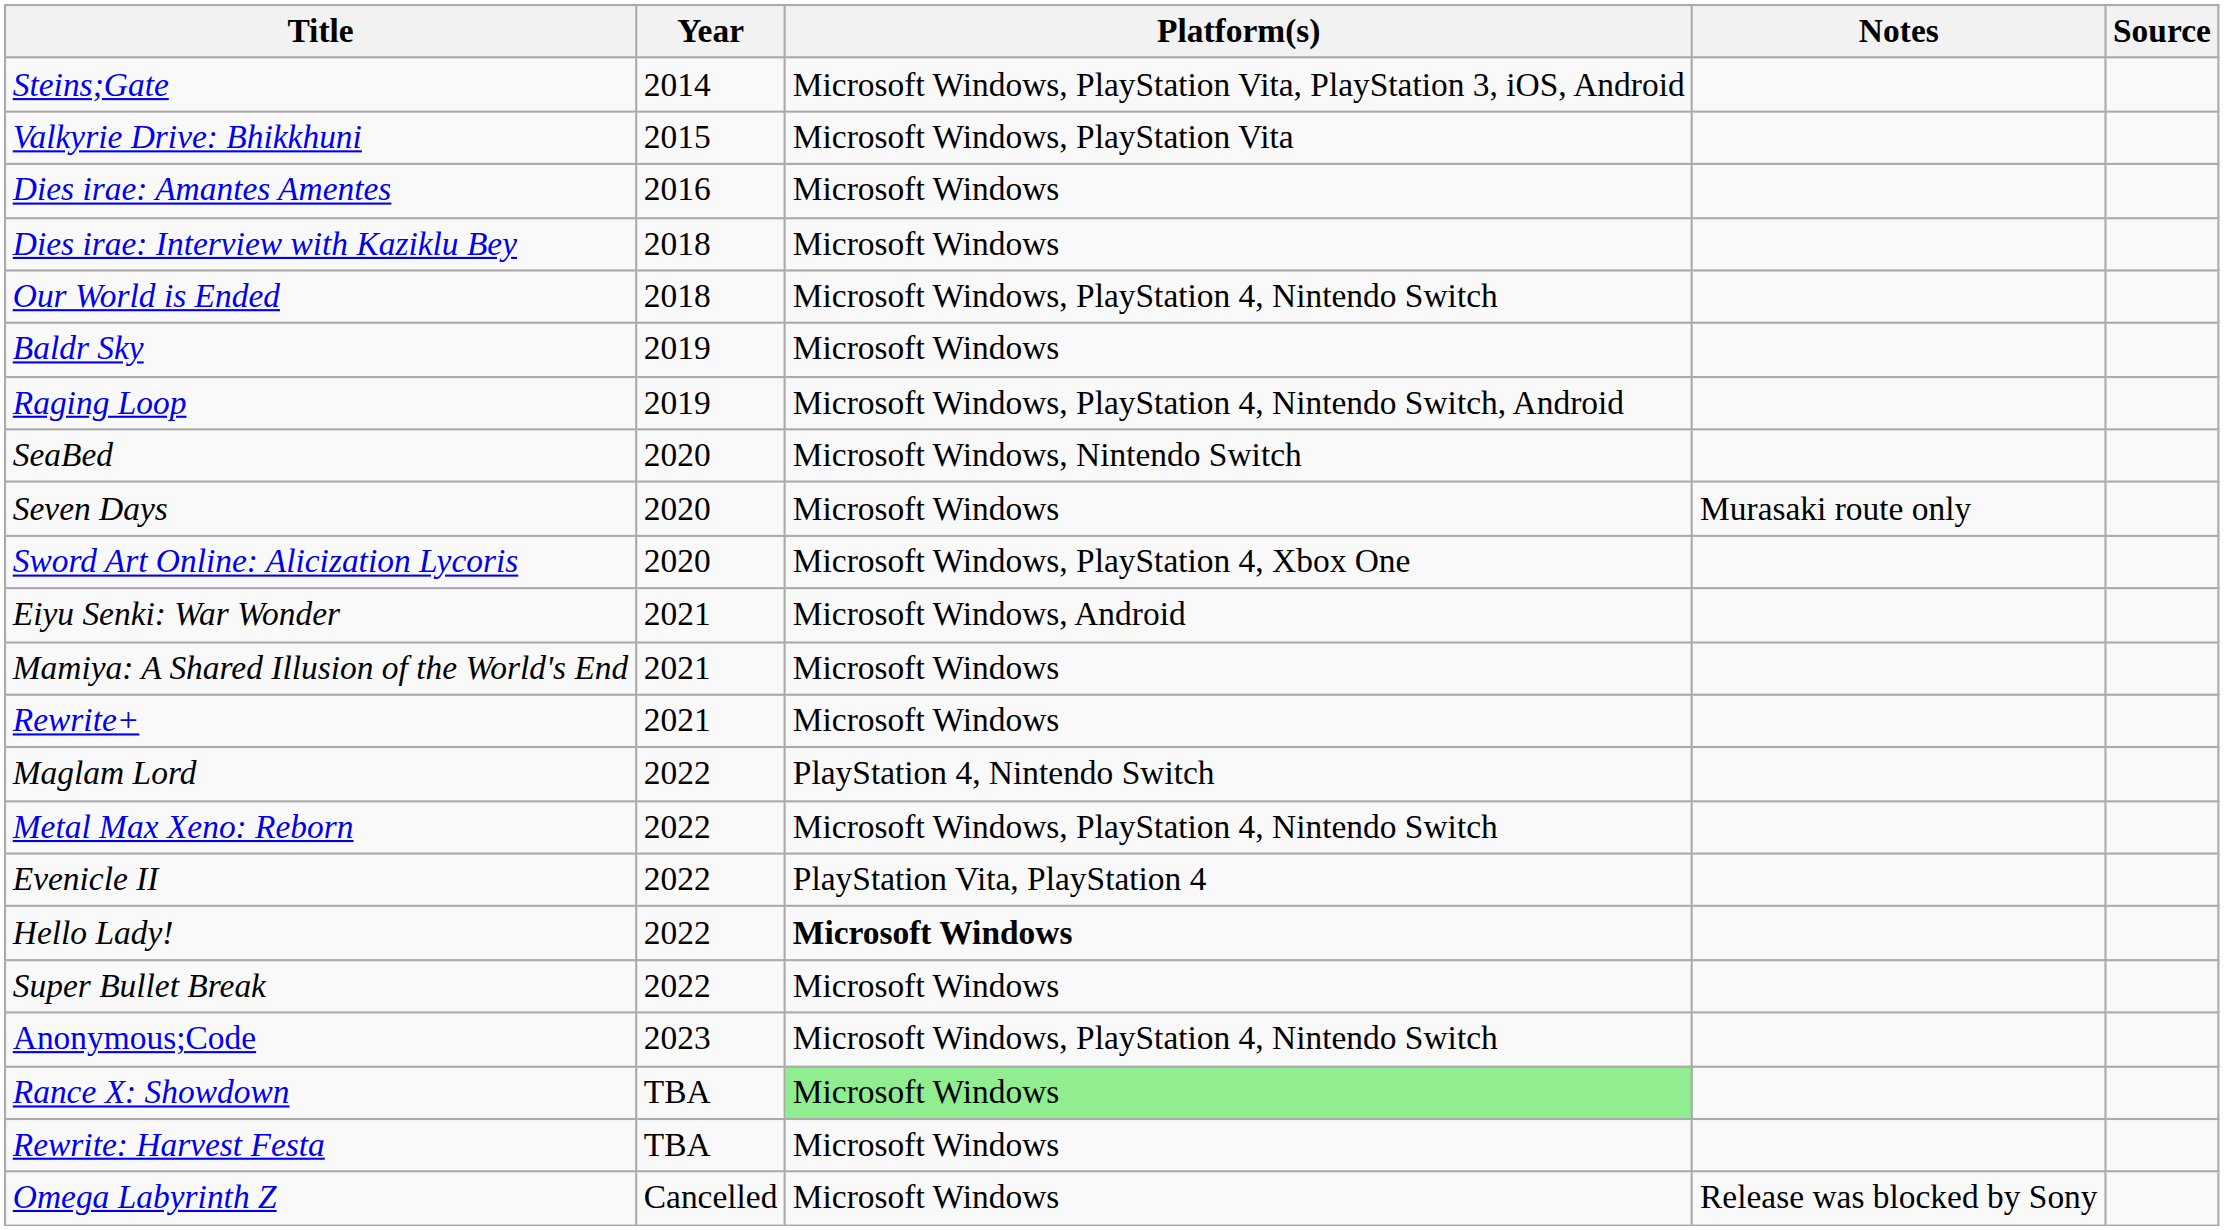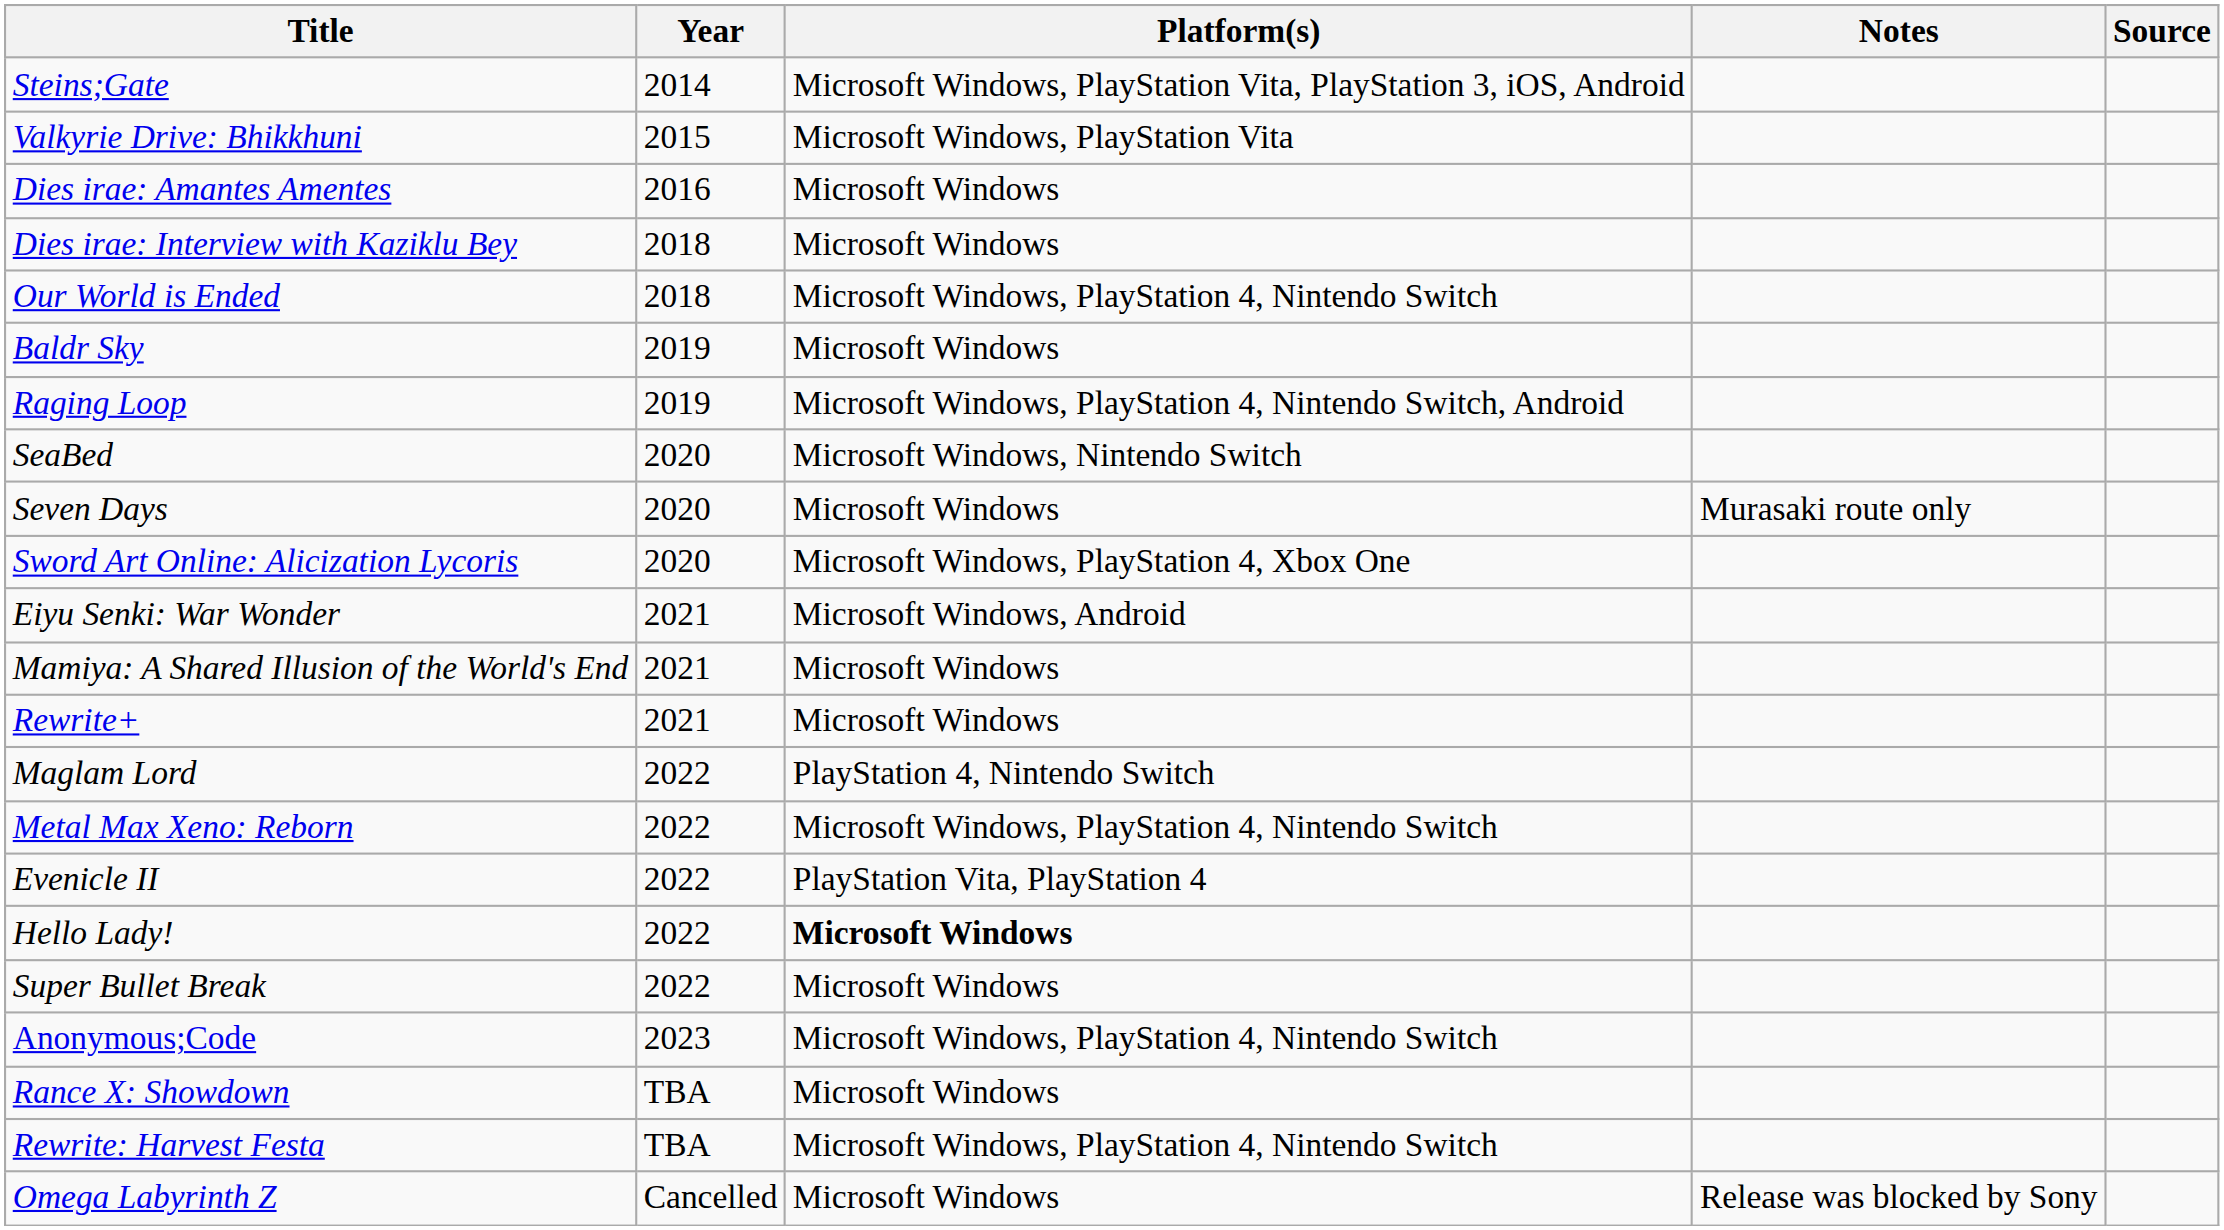(926, 1091) lightgreen background -> (926, 1091) no background
(926, 1144) Microsoft Windows -> (1145, 1144) Microsoft Windows, PlayStation 4, Nintendo Switch
